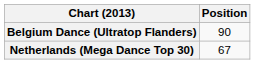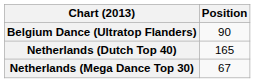+ row: (102, 50)
